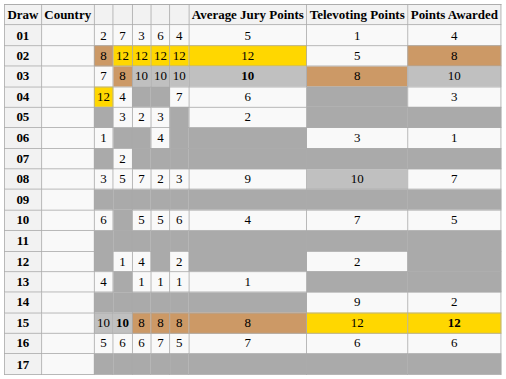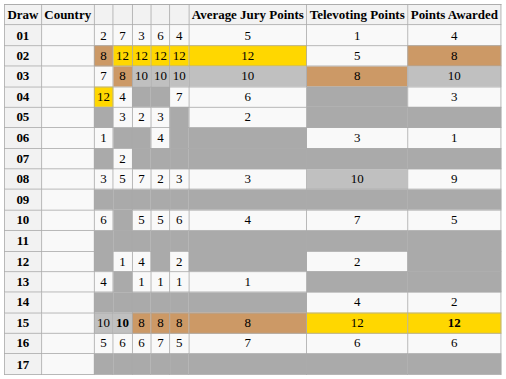(248, 76) bold -> (248, 76) normal
(248, 179) 9 -> (248, 179) 3
(454, 179) 7 -> (454, 179) 9
(357, 302) 9 -> (357, 302) 4
